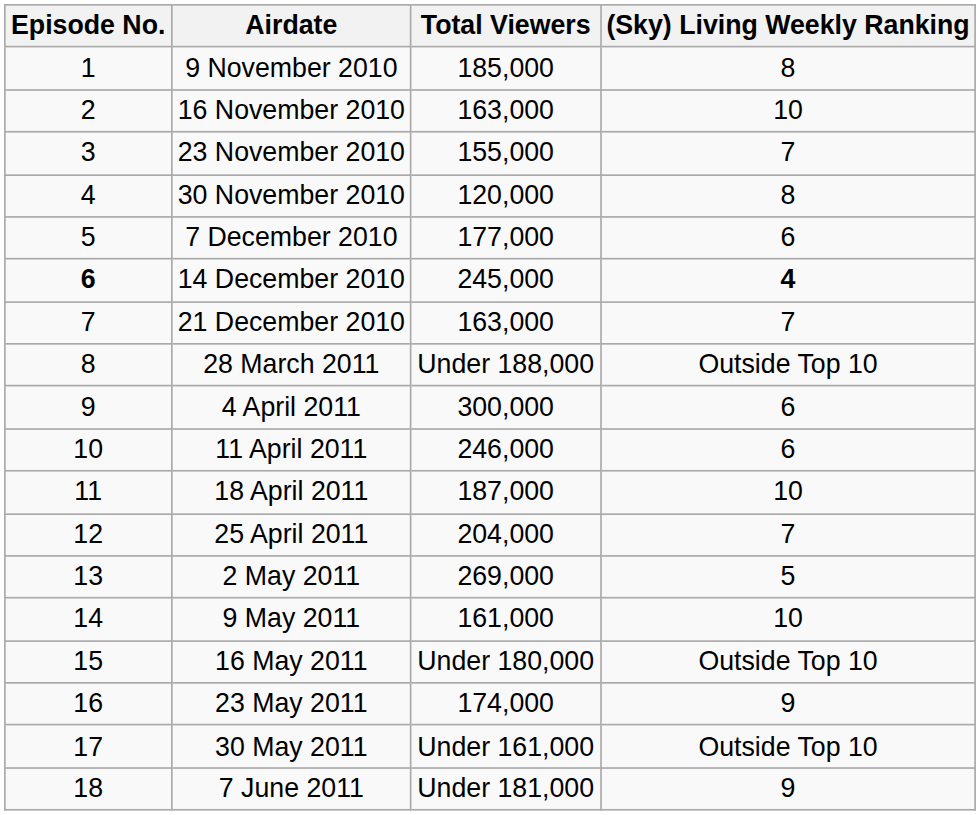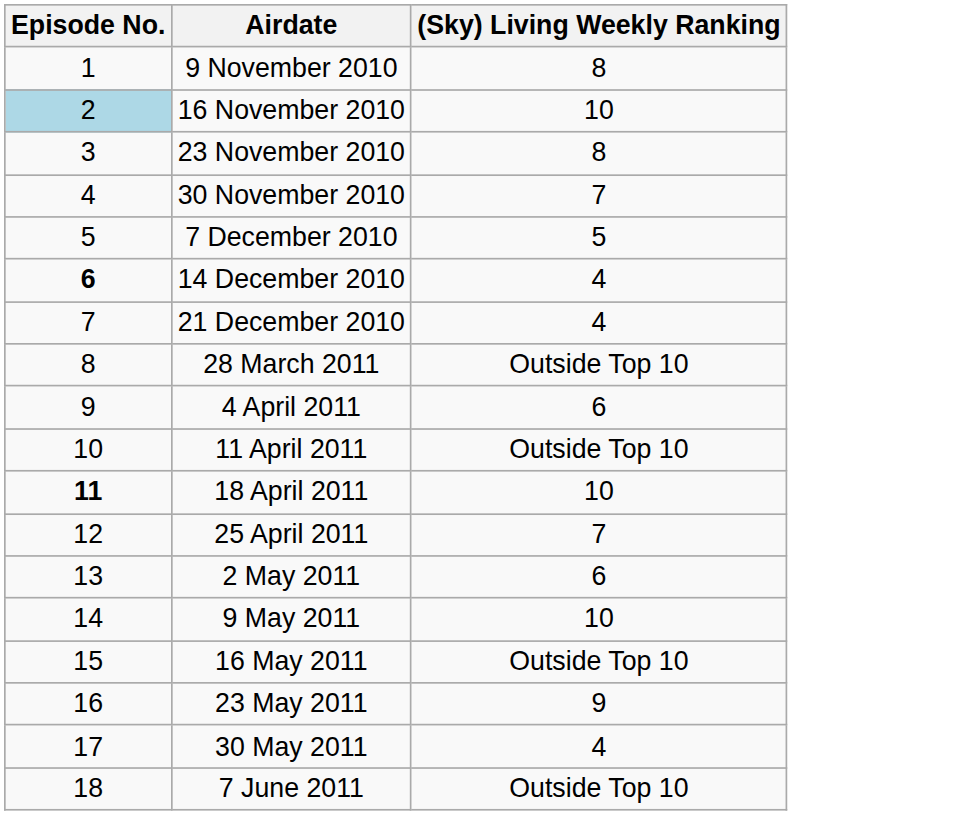- column: (506, 25)
(88, 110) no background -> (88, 110) lightblue background
(788, 152) 7 -> (599, 152) 8
(788, 195) 8 -> (599, 195) 7
(788, 237) 6 -> (599, 237) 5
(788, 279) bold -> (599, 279) normal
(788, 322) 7 -> (599, 322) 4
(788, 449) 6 -> (599, 449) Outside Top 10
(88, 491) normal -> (88, 491) bold
(788, 576) 5 -> (599, 576) 6
(788, 746) Outside Top 10 -> (599, 746) 4
(788, 788) 9 -> (599, 788) Outside Top 10
